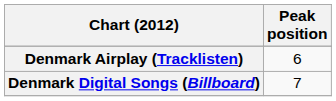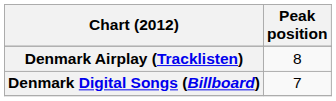(297, 58) 6 -> (297, 58) 8
